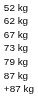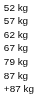+ row: (16, 21)
- row: (16, 48)
